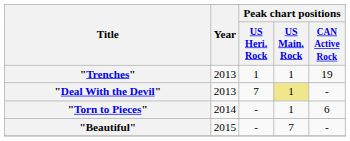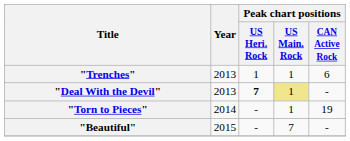(327, 74) 19 -> (327, 74) 6
(256, 91) normal -> (256, 91) bold
(327, 109) 6 -> (327, 109) 19
